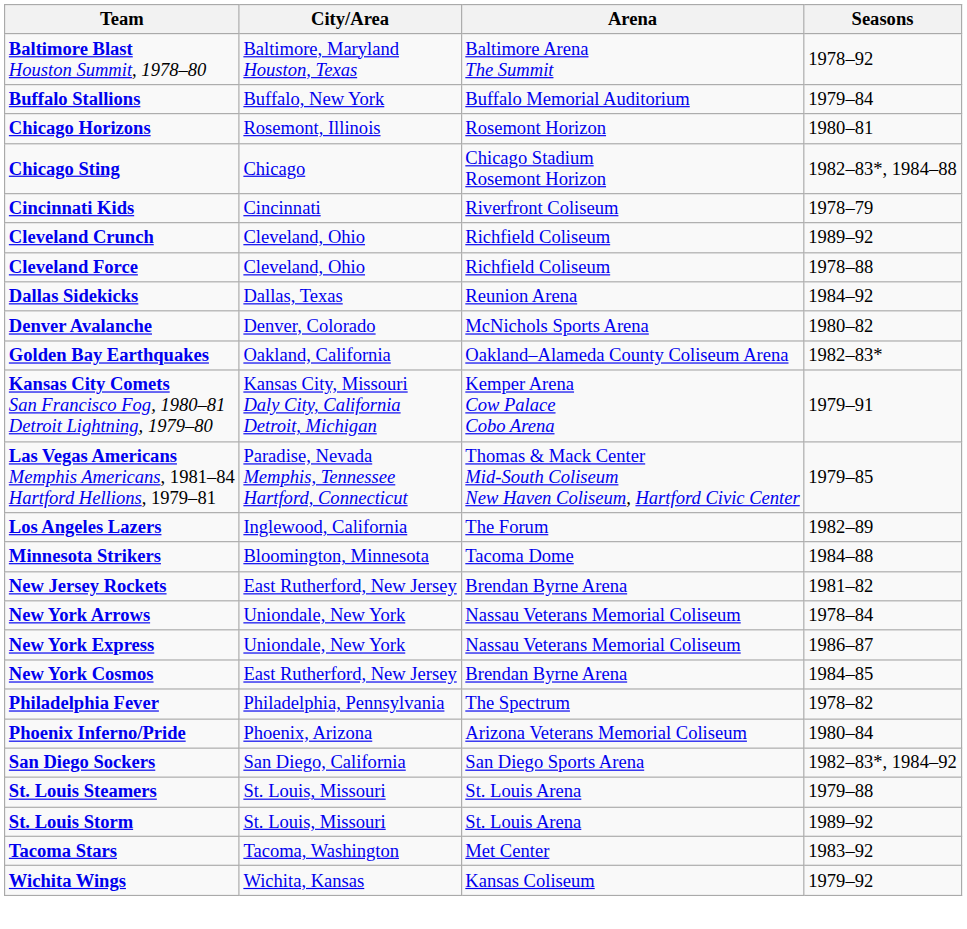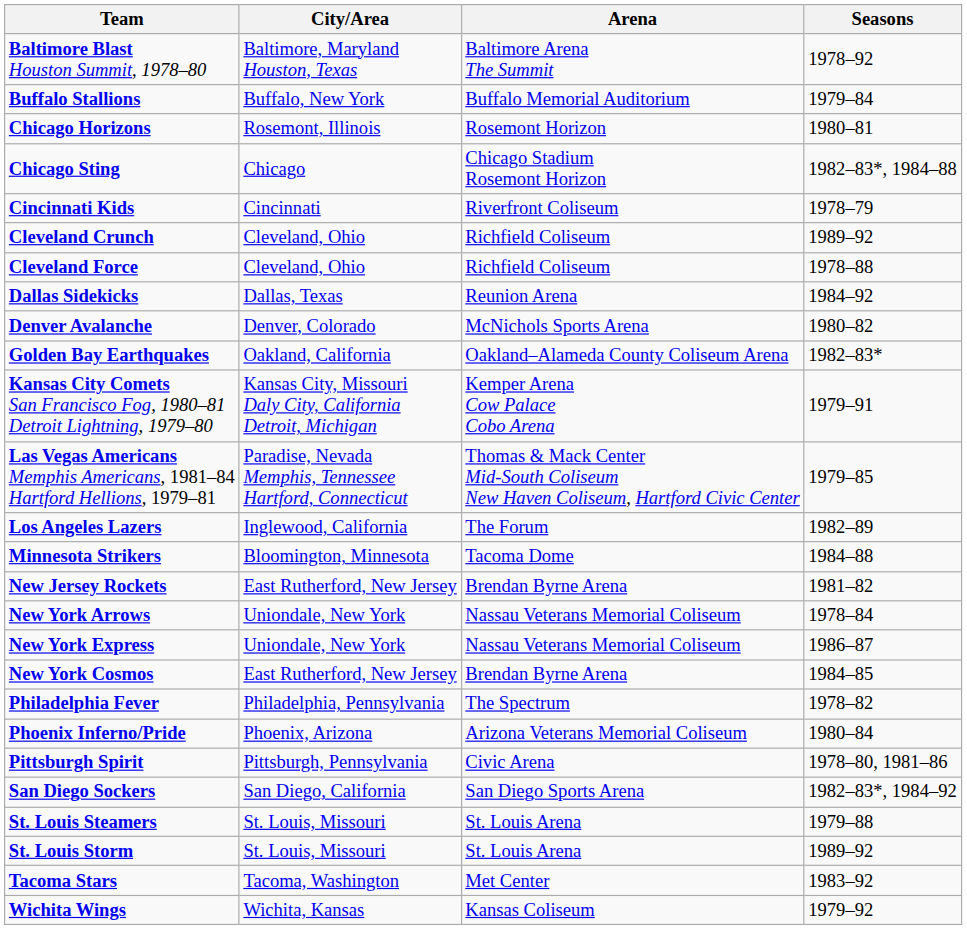+ row: (76, 762)
